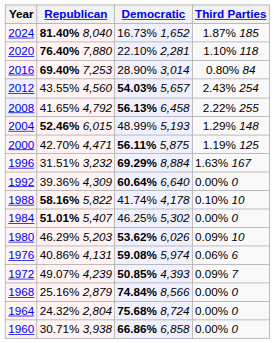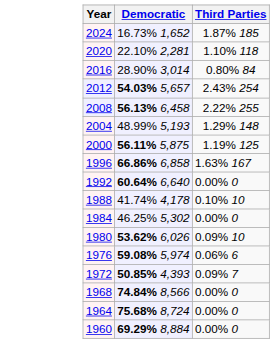- column: (76, 14)
(153, 163) 69.29% 8,884 -> (153, 163) 66.86% 6,858
(153, 329) 66.86% 6,858 -> (153, 329) 69.29% 8,884
